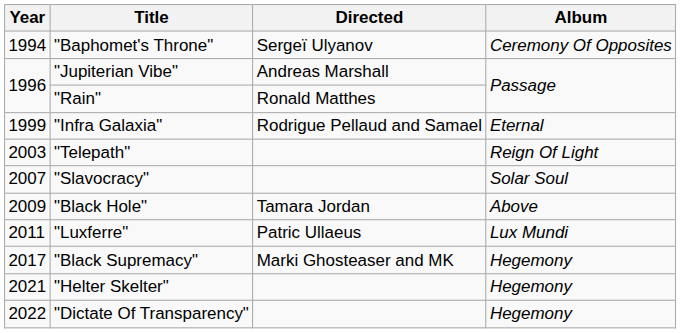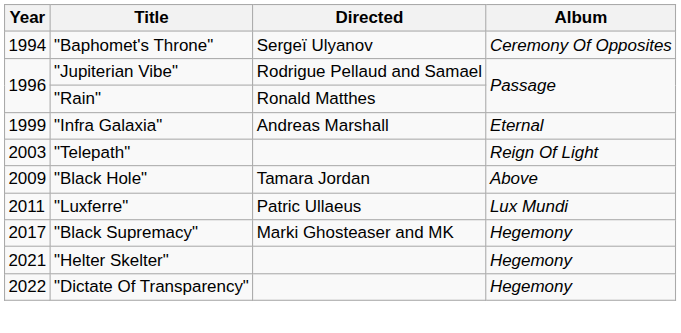(323, 71) Andreas Marshall -> (369, 71) Rodrigue Pellaud and Samael
(369, 125) Rodrigue Pellaud and Samael -> (323, 125) Andreas Marshall
- row: (101, 179)
